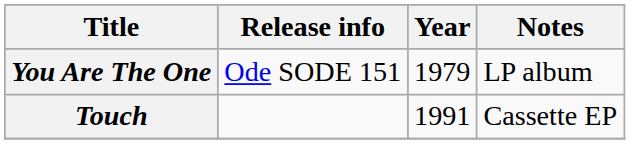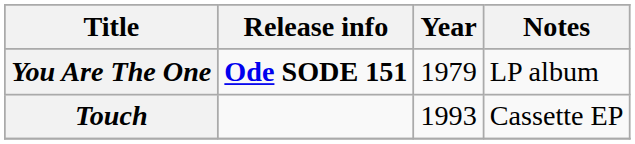(313, 71) normal -> (316, 71) bold
(442, 116) 1991 -> (449, 116) 1993
